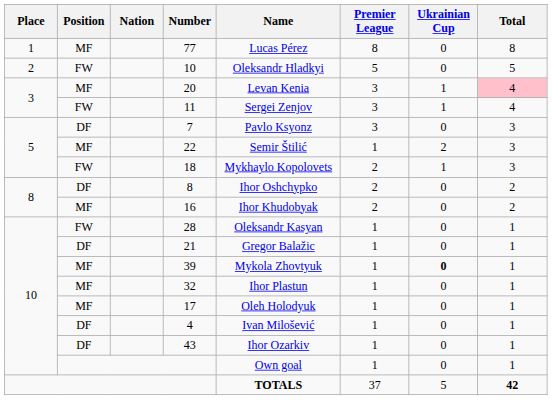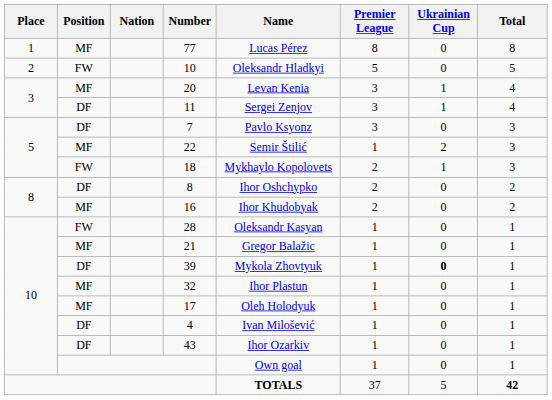(512, 88) pink background -> (512, 88) no background
(84, 108) FW -> (84, 108) DF
(84, 246) DF -> (84, 246) MF
(84, 266) MF -> (84, 266) DF
